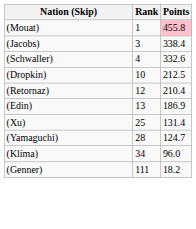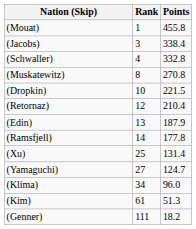(174, 28) pink background -> (174, 28) no background
(174, 59) 332.6 -> (174, 59) 332.8
+ row: (36, 75)
(174, 75) 212.5 -> (174, 91) 221.5
(174, 106) 186.9 -> (174, 122) 187.9
+ row: (29, 138)
(140, 138) 28 -> (140, 169) 27
+ row: (19, 201)
